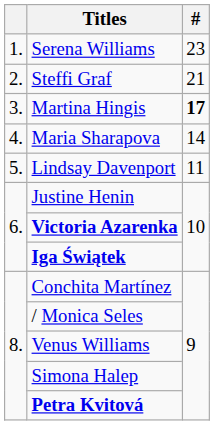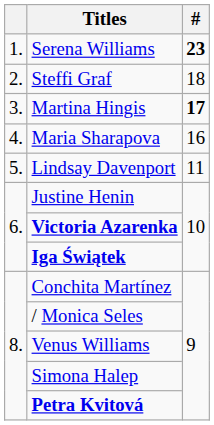(196, 49) normal -> (196, 49) bold
(196, 78) 21 -> (196, 78) 18
(196, 138) 14 -> (196, 138) 16
